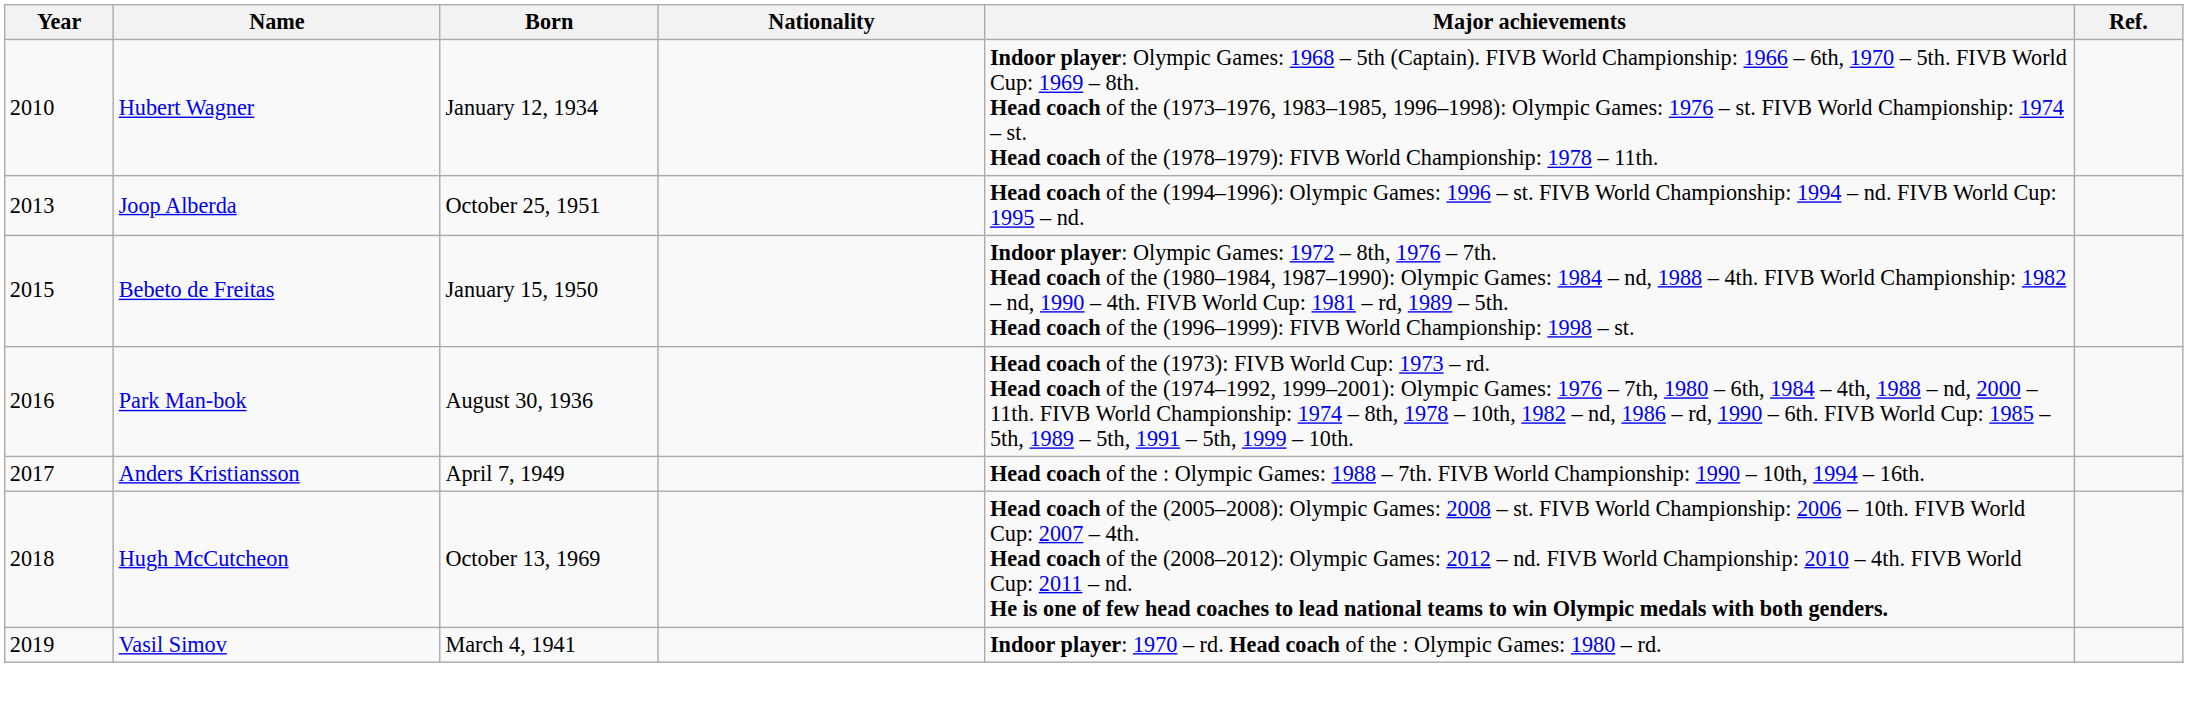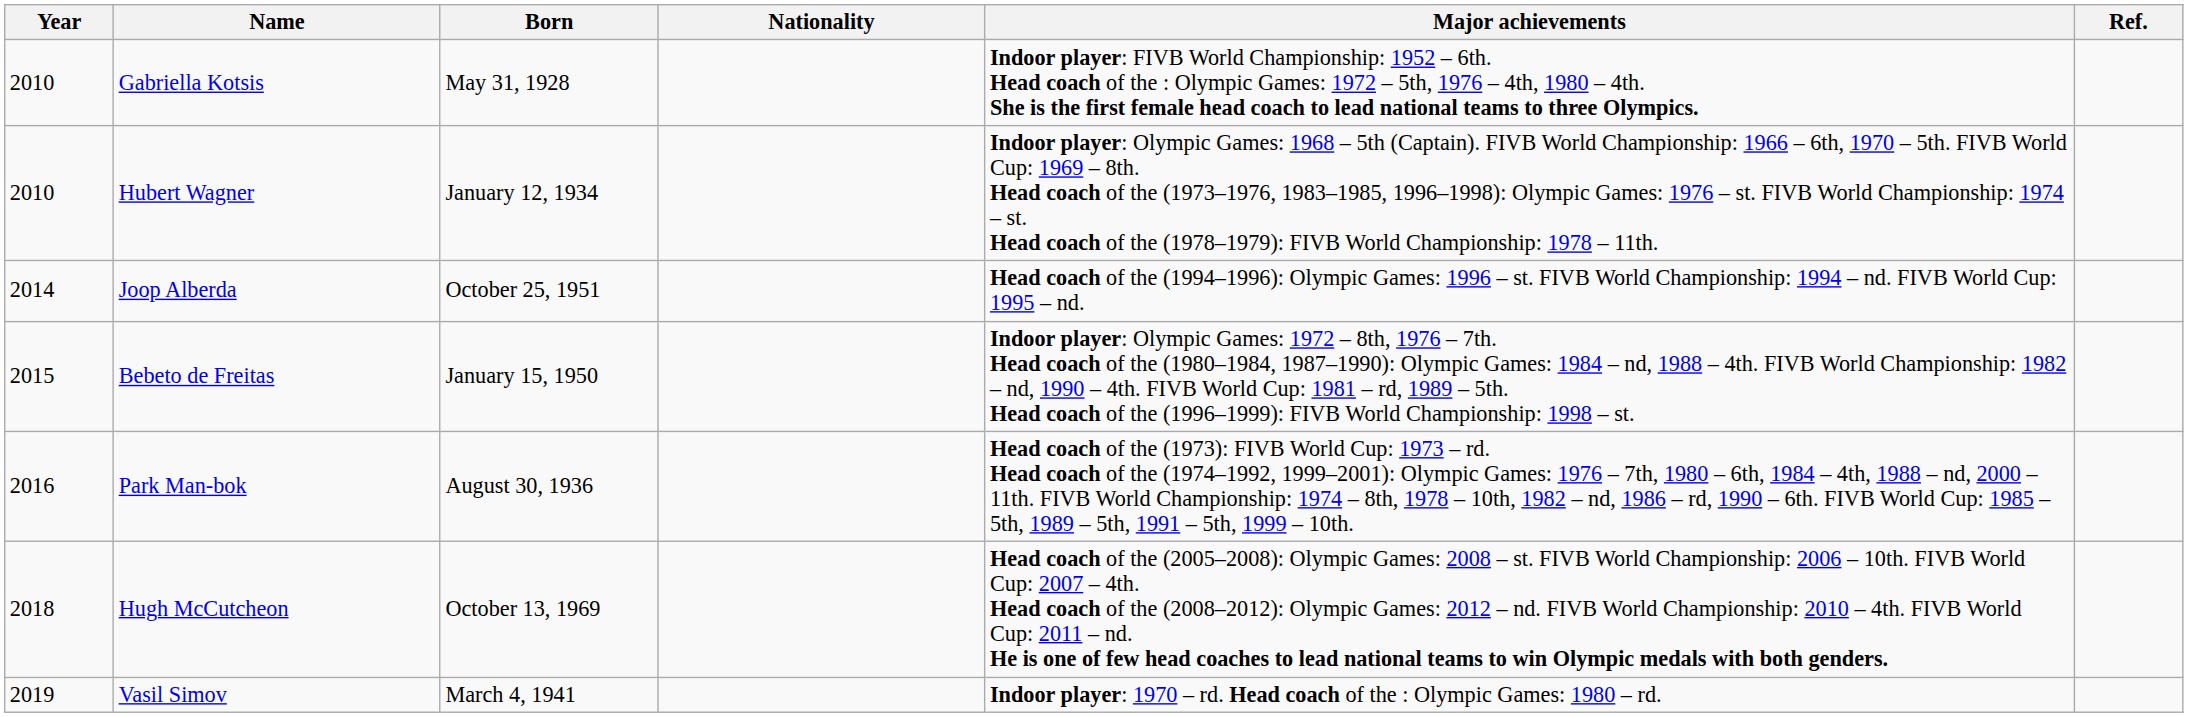+ row: (191, 82)
(32, 205) 2013 -> (32, 290) 2014
- row: (209, 473)
